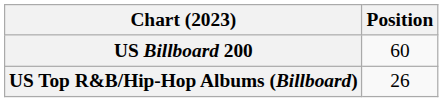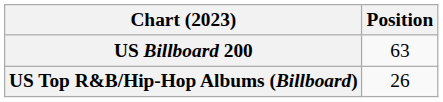(400, 50) 60 -> (400, 50) 63
